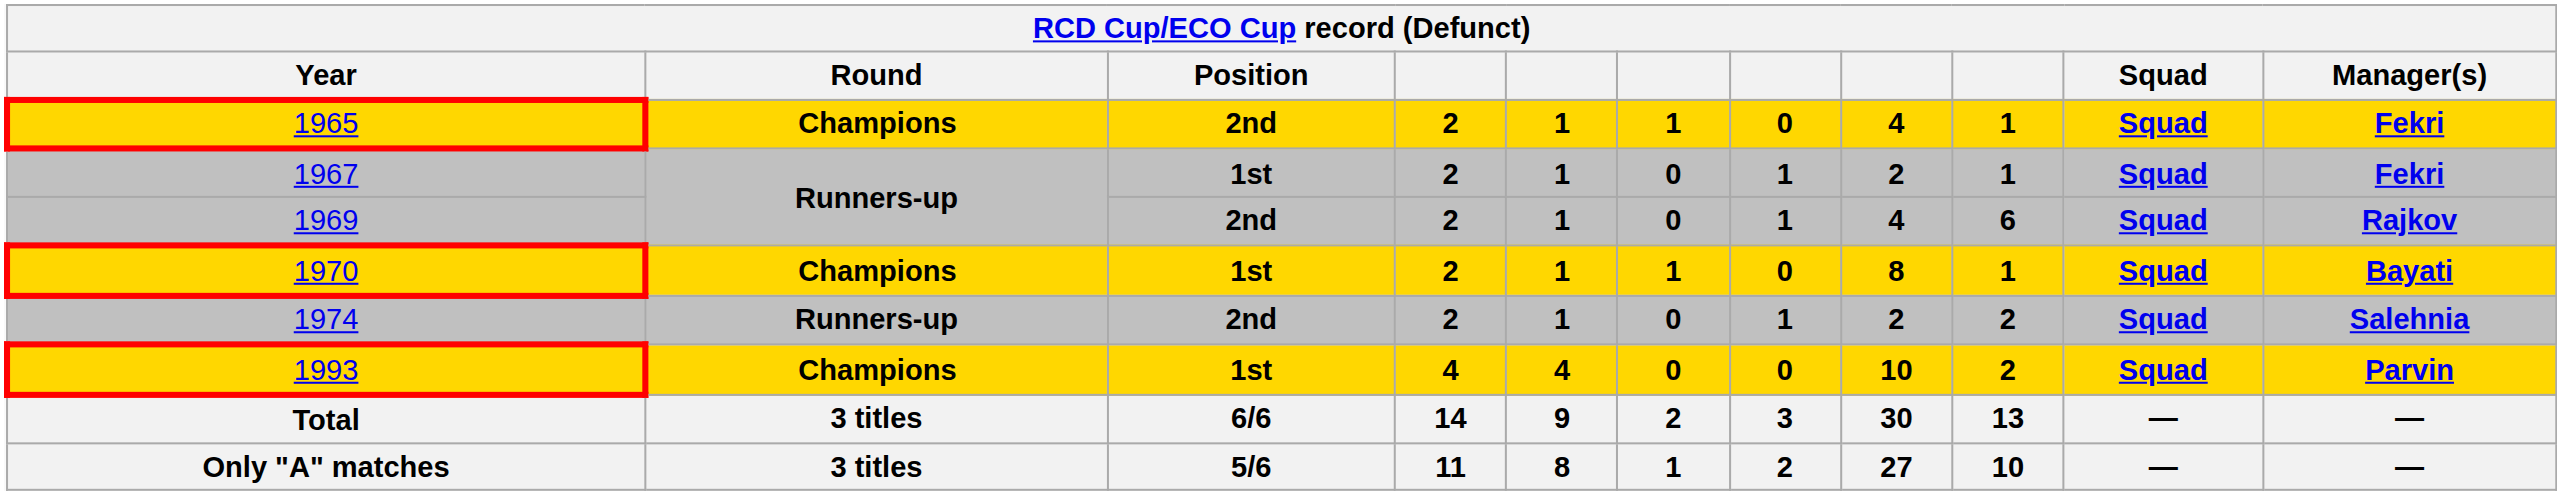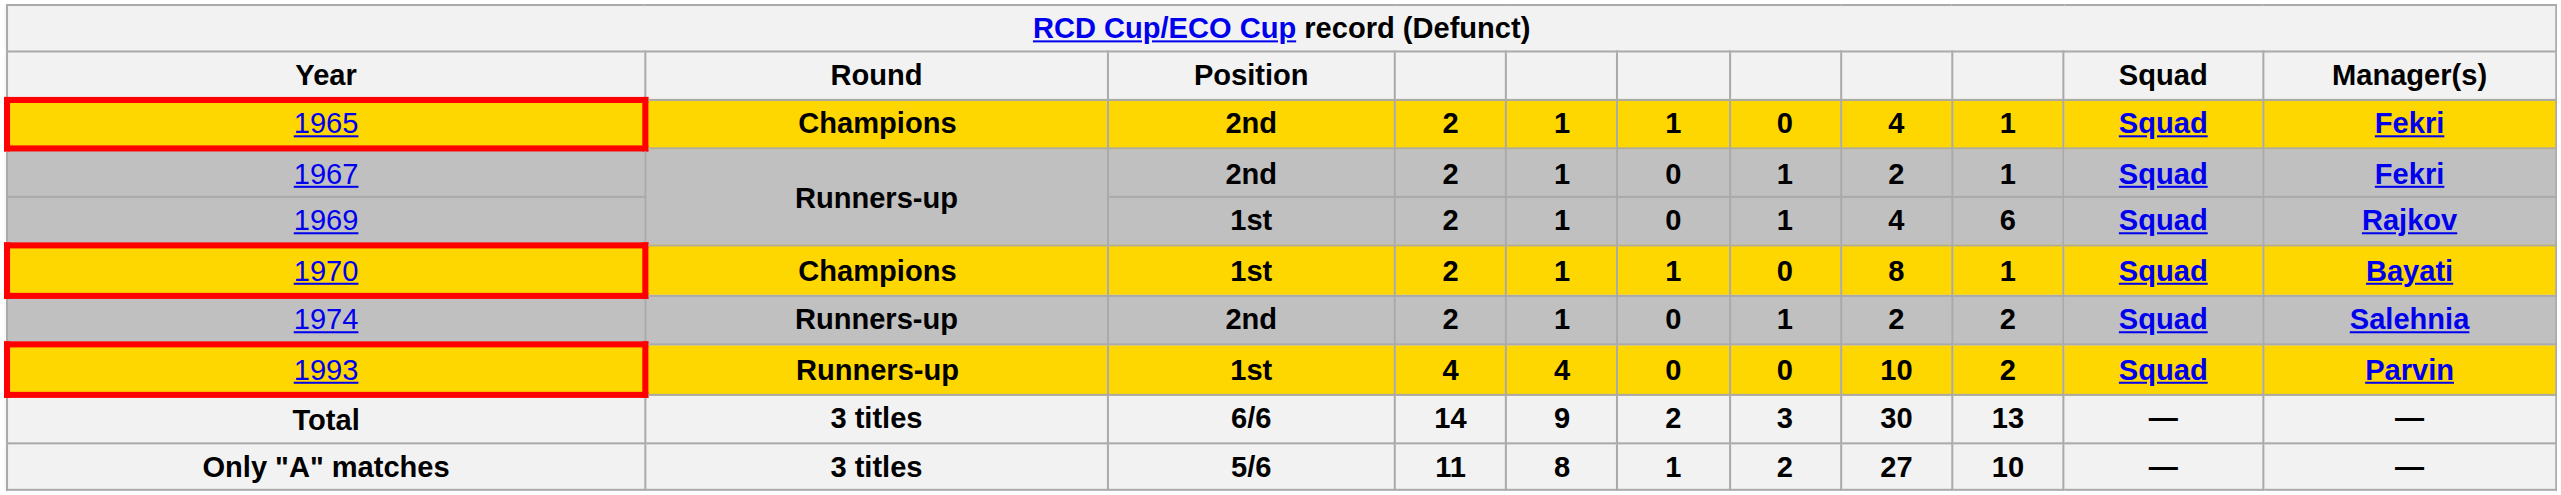(1251, 173) 1st -> (1251, 173) 2nd
(1251, 221) 2nd -> (1251, 221) 1st
(877, 370) Champions -> (877, 370) Runners-up
